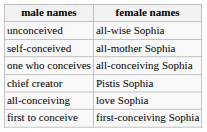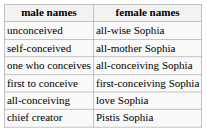rows swapped: (42, 118) <-> (35, 83)
